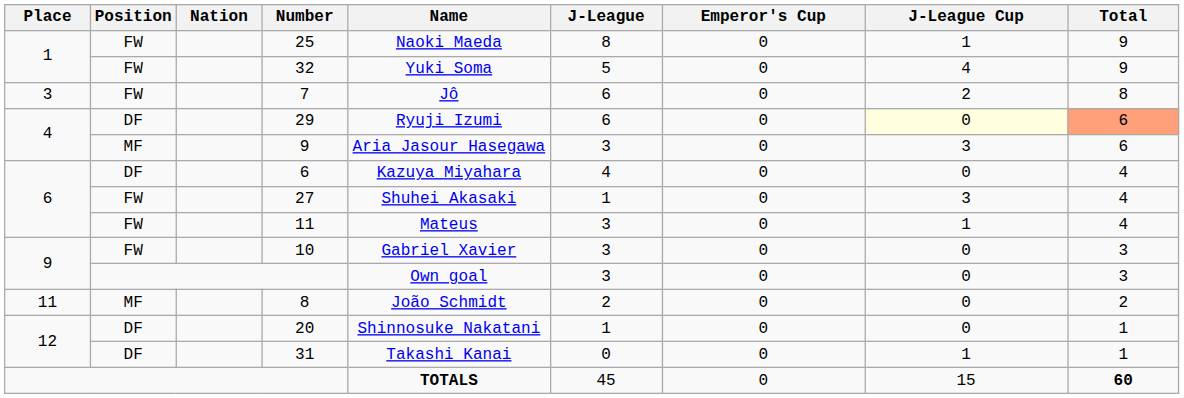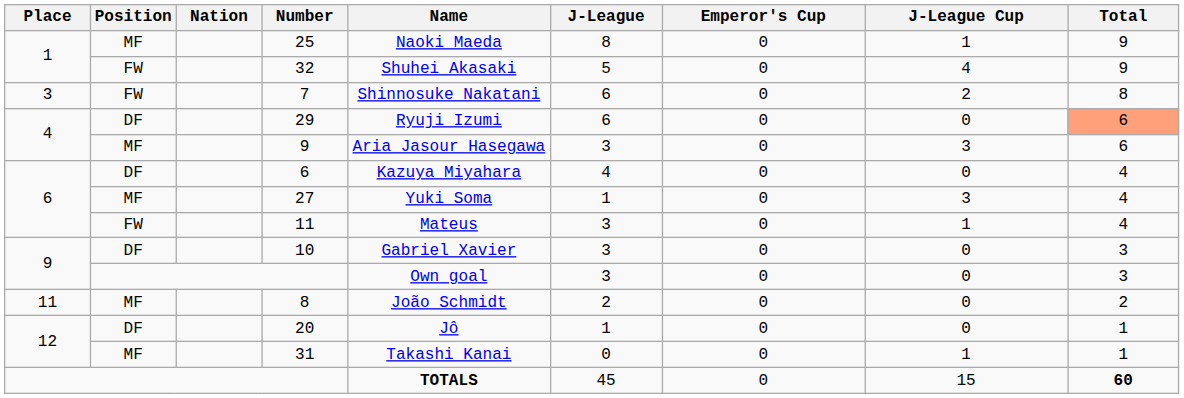(133, 44) FW -> (133, 44) MF
(449, 70) Yuki Soma -> (449, 70) Shuhei Akasaki
(449, 96) Jô -> (449, 96) Shinnosuke Nakatani
(966, 122) lightyellow background -> (966, 122) no background
(133, 199) FW -> (133, 199) MF
(449, 199) Shuhei Akasaki -> (449, 199) Yuki Soma
(133, 251) FW -> (133, 251) DF
(449, 329) Shinnosuke Nakatani -> (449, 329) Jô
(133, 355) DF -> (133, 355) MF
